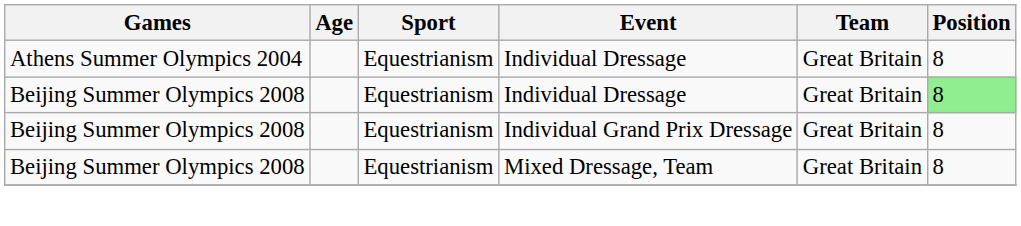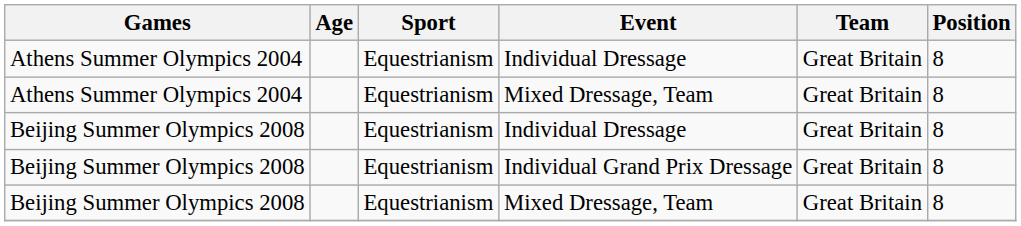+ row: (156, 94)
(938, 94) lightgreen background -> (938, 130) no background
